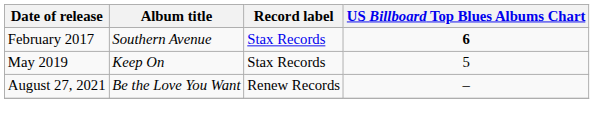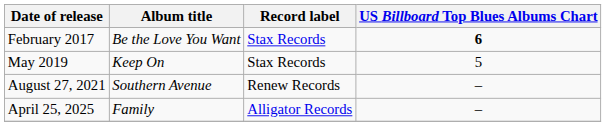(162, 39) Southern Avenue -> (176, 39) Be the Love You Want
(176, 86) Be the Love You Want -> (162, 86) Southern Avenue
+ row: (51, 109)
